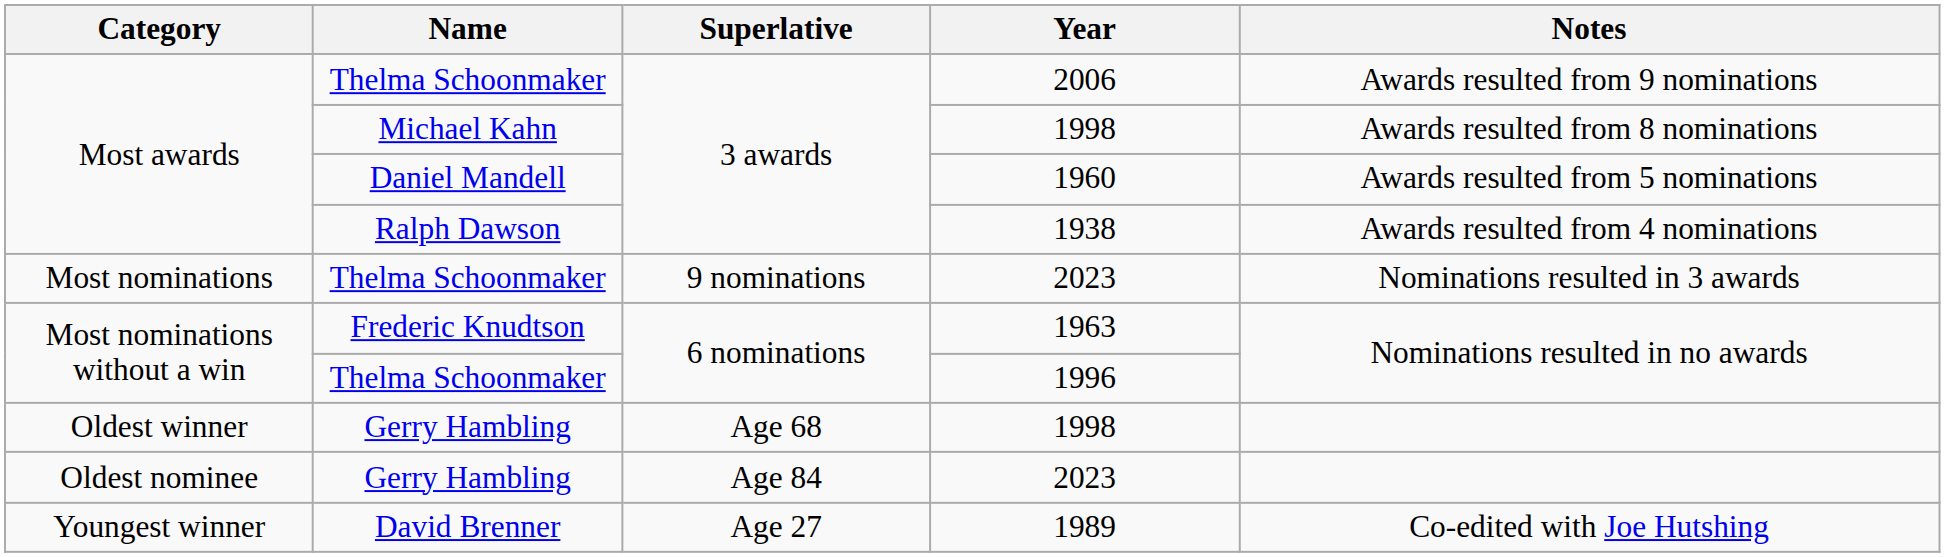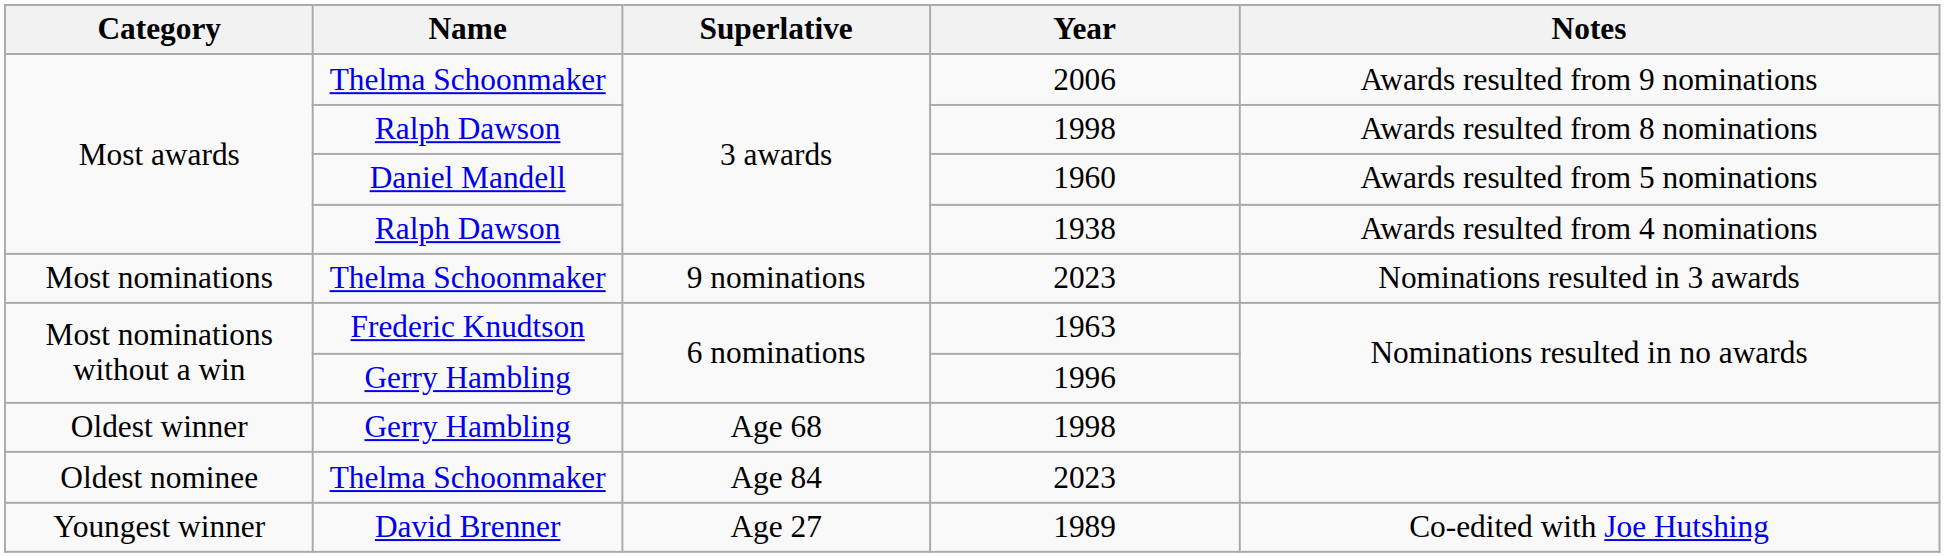(468, 128) Michael Kahn -> (468, 128) Ralph Dawson
(468, 377) Thelma Schoonmaker -> (468, 377) Gerry Hambling
(468, 476) Gerry Hambling -> (468, 476) Thelma Schoonmaker
